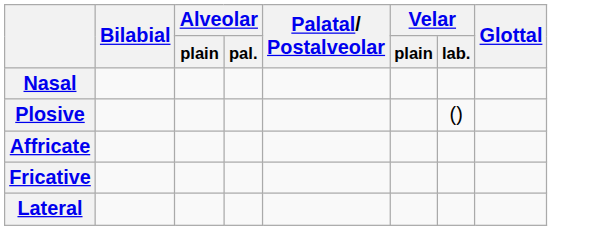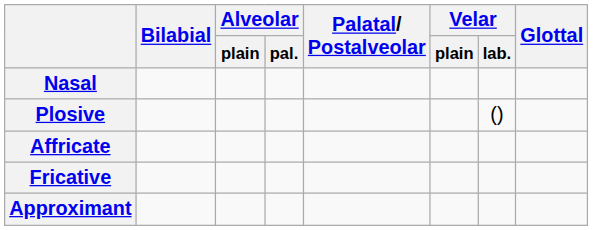- row: (50, 209)
+ row: (70, 209)
